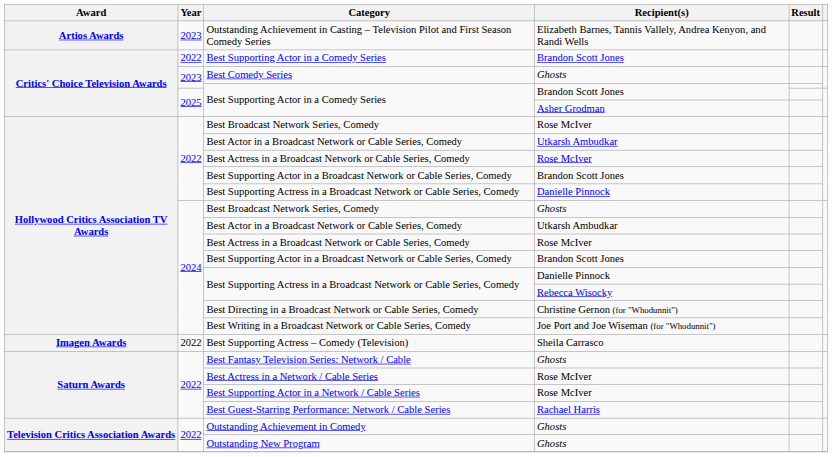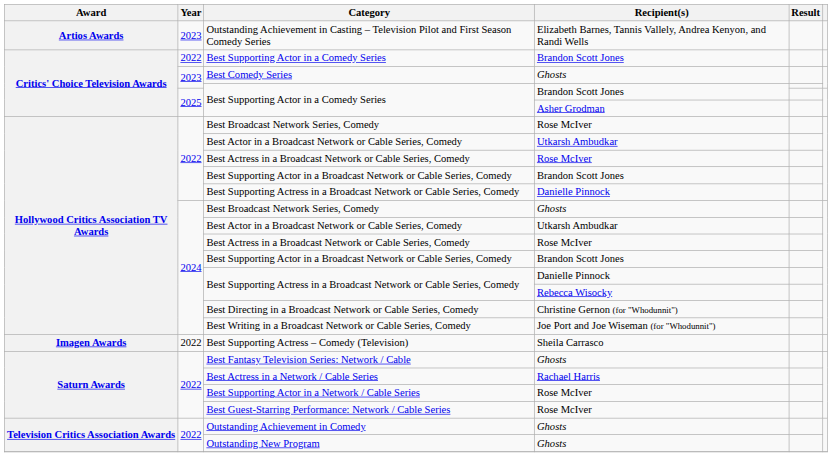(564, 376) Rose McIver -> (568, 376) Rachael Harris
(568, 409) Rachael Harris -> (564, 409) Rose McIver
